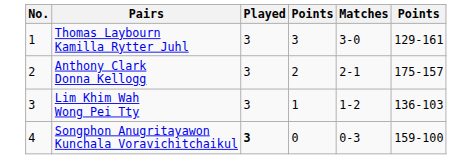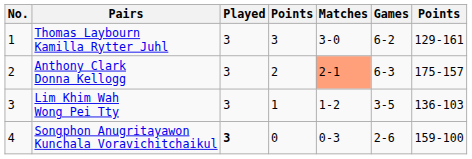+ column: (391, 14)
(350, 72) no background -> (329, 72) lightsalmon background
